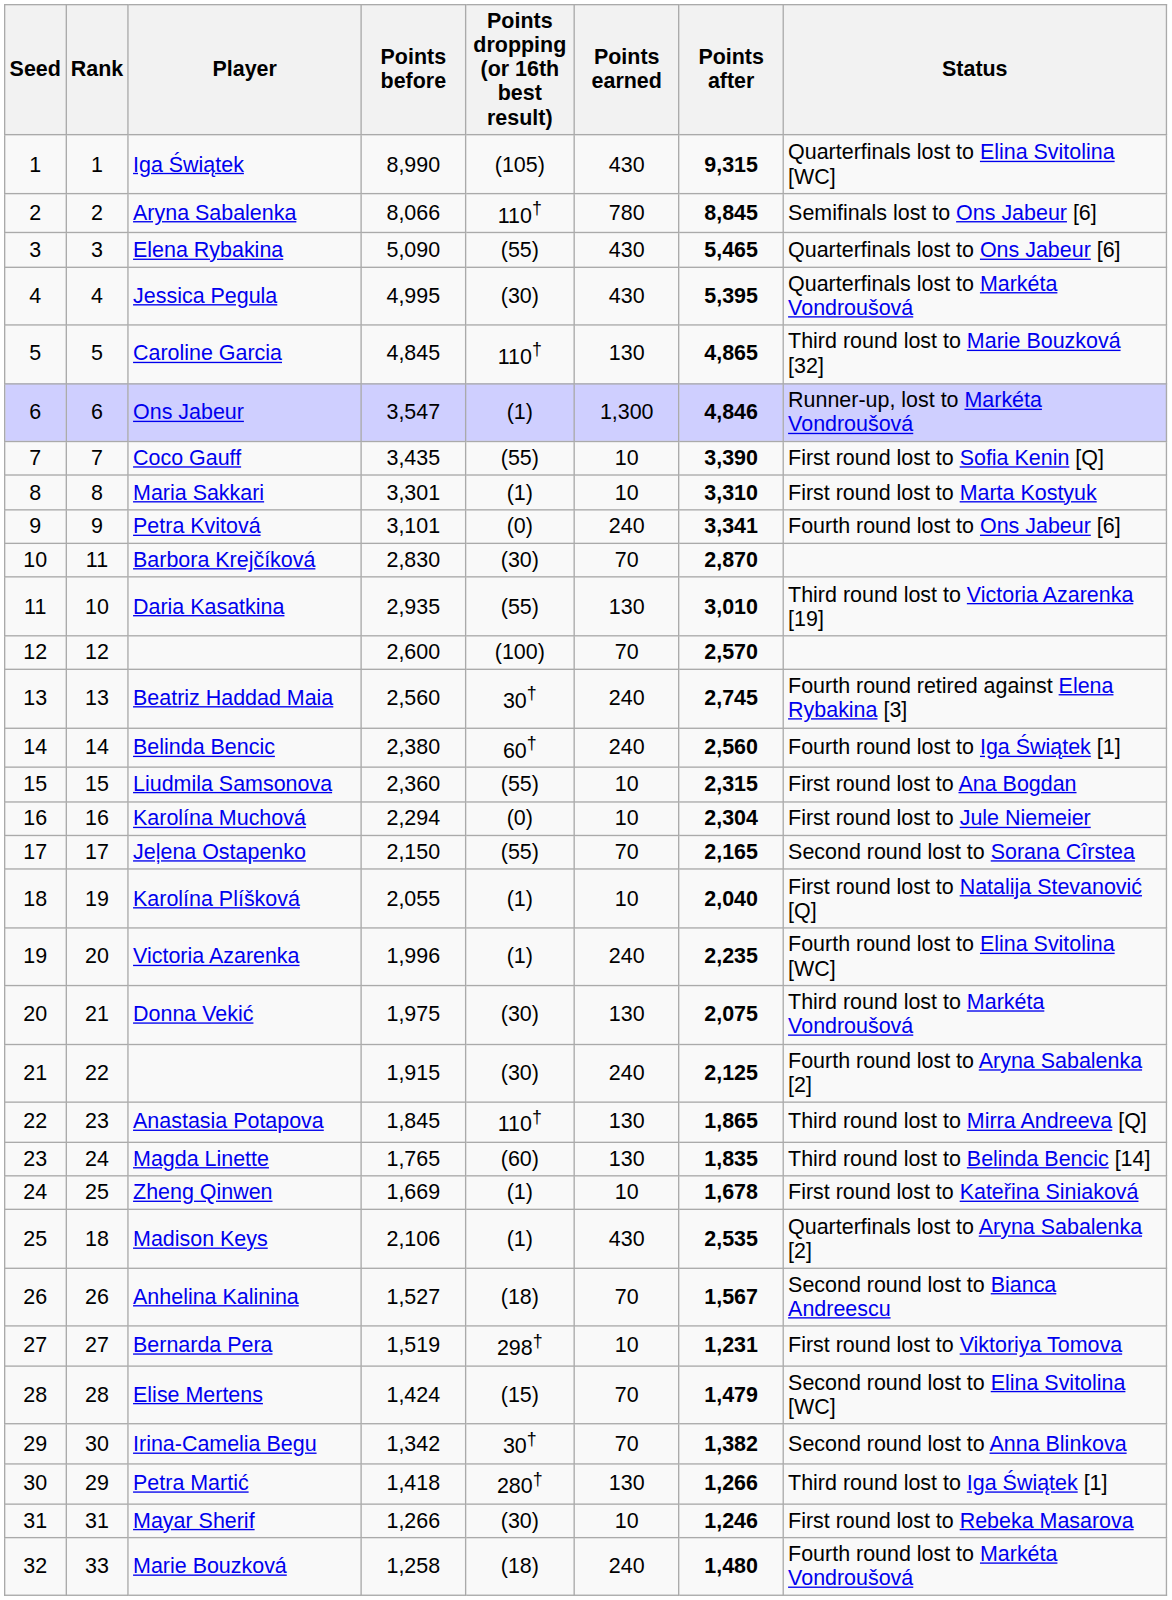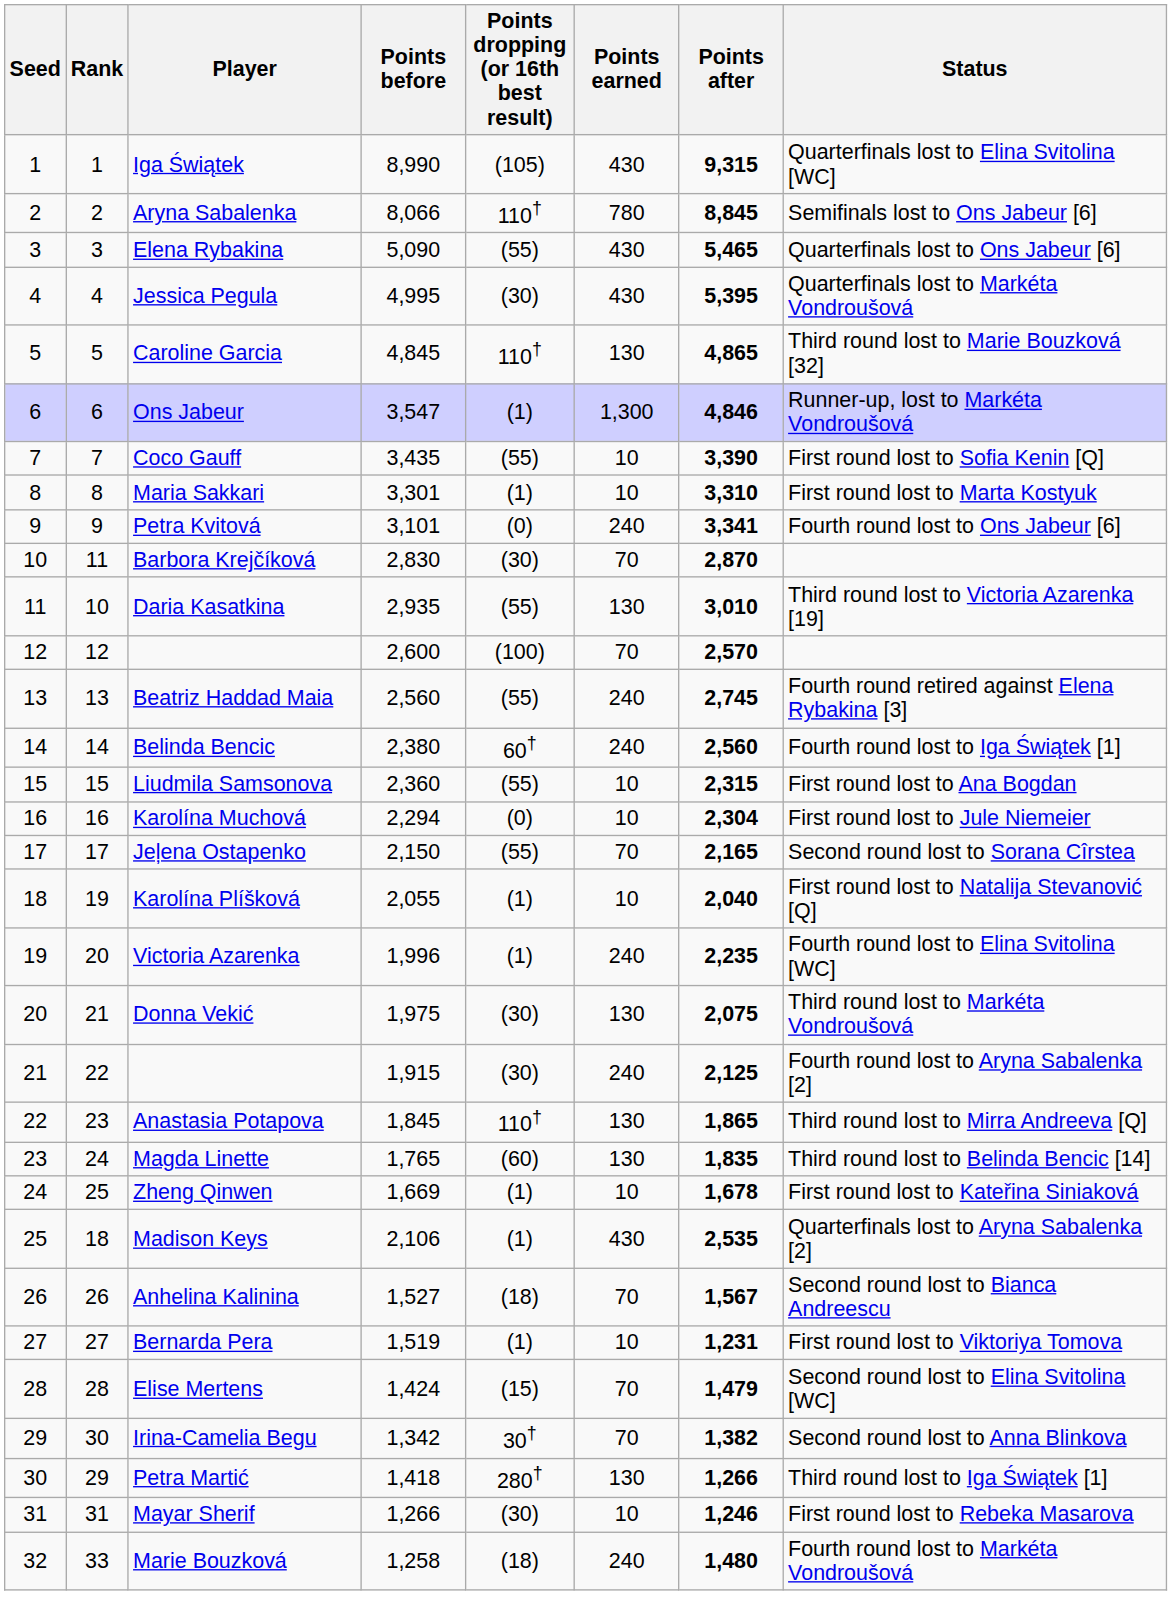(520, 698) 30† -> (520, 698) (55)
(520, 1345) 298† -> (520, 1342) (1)
